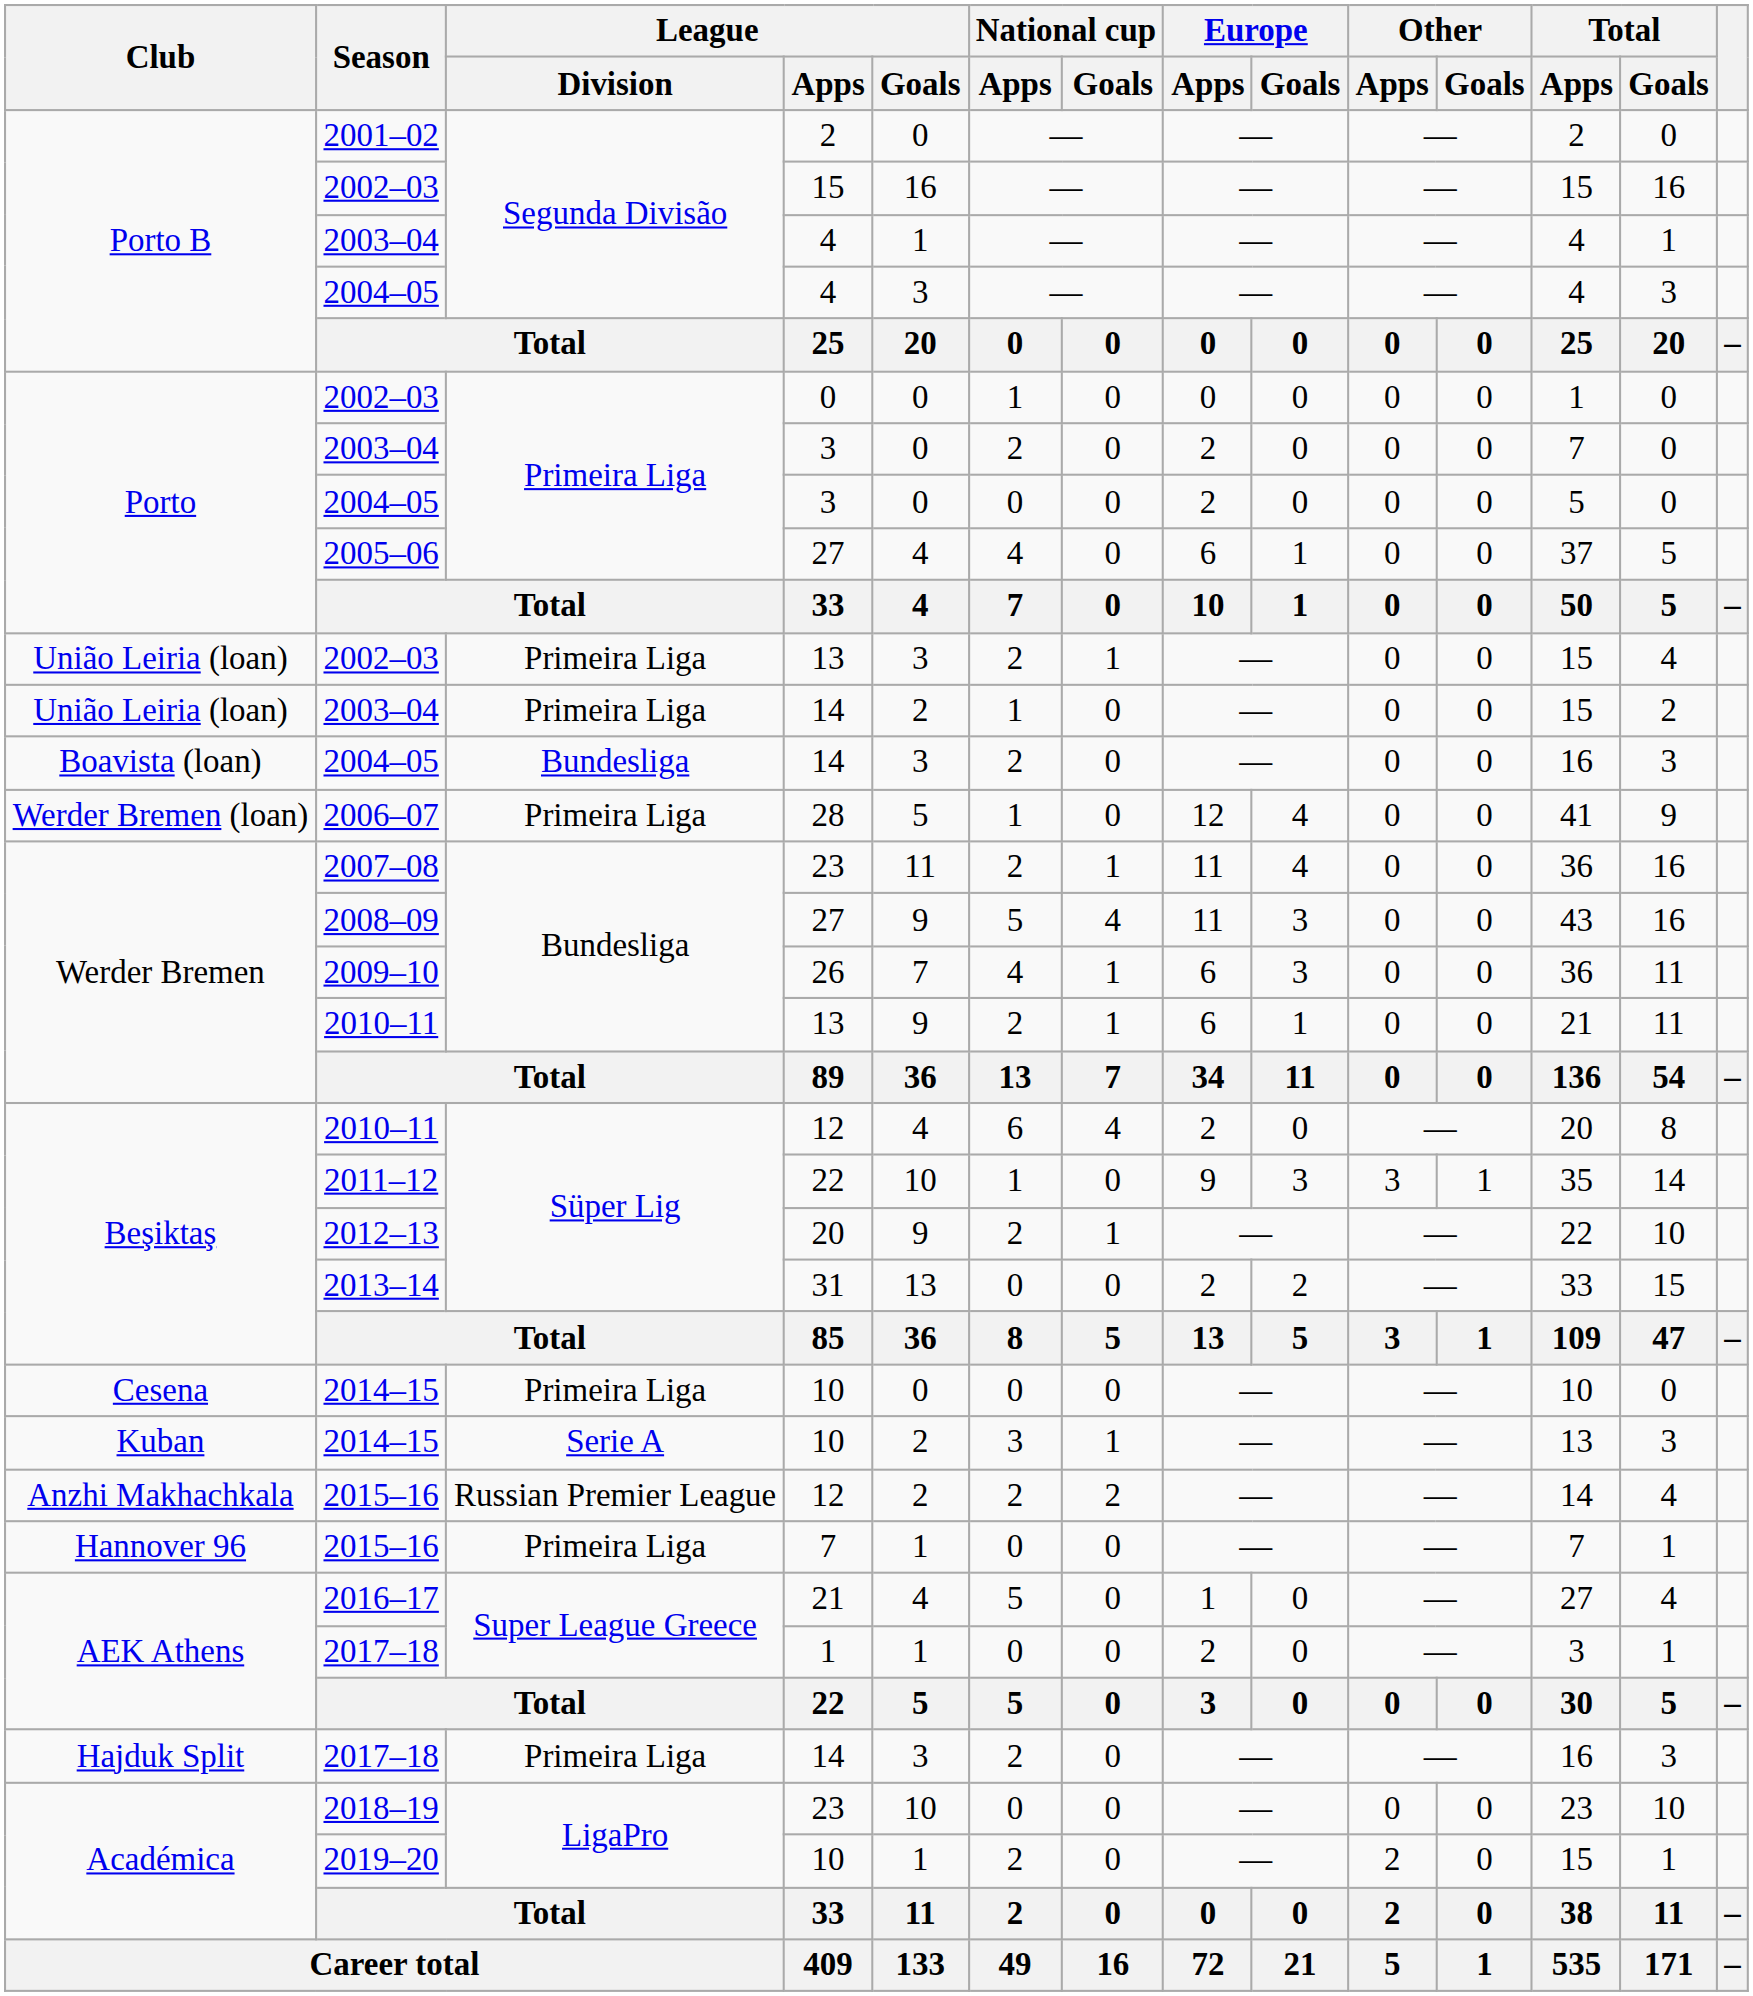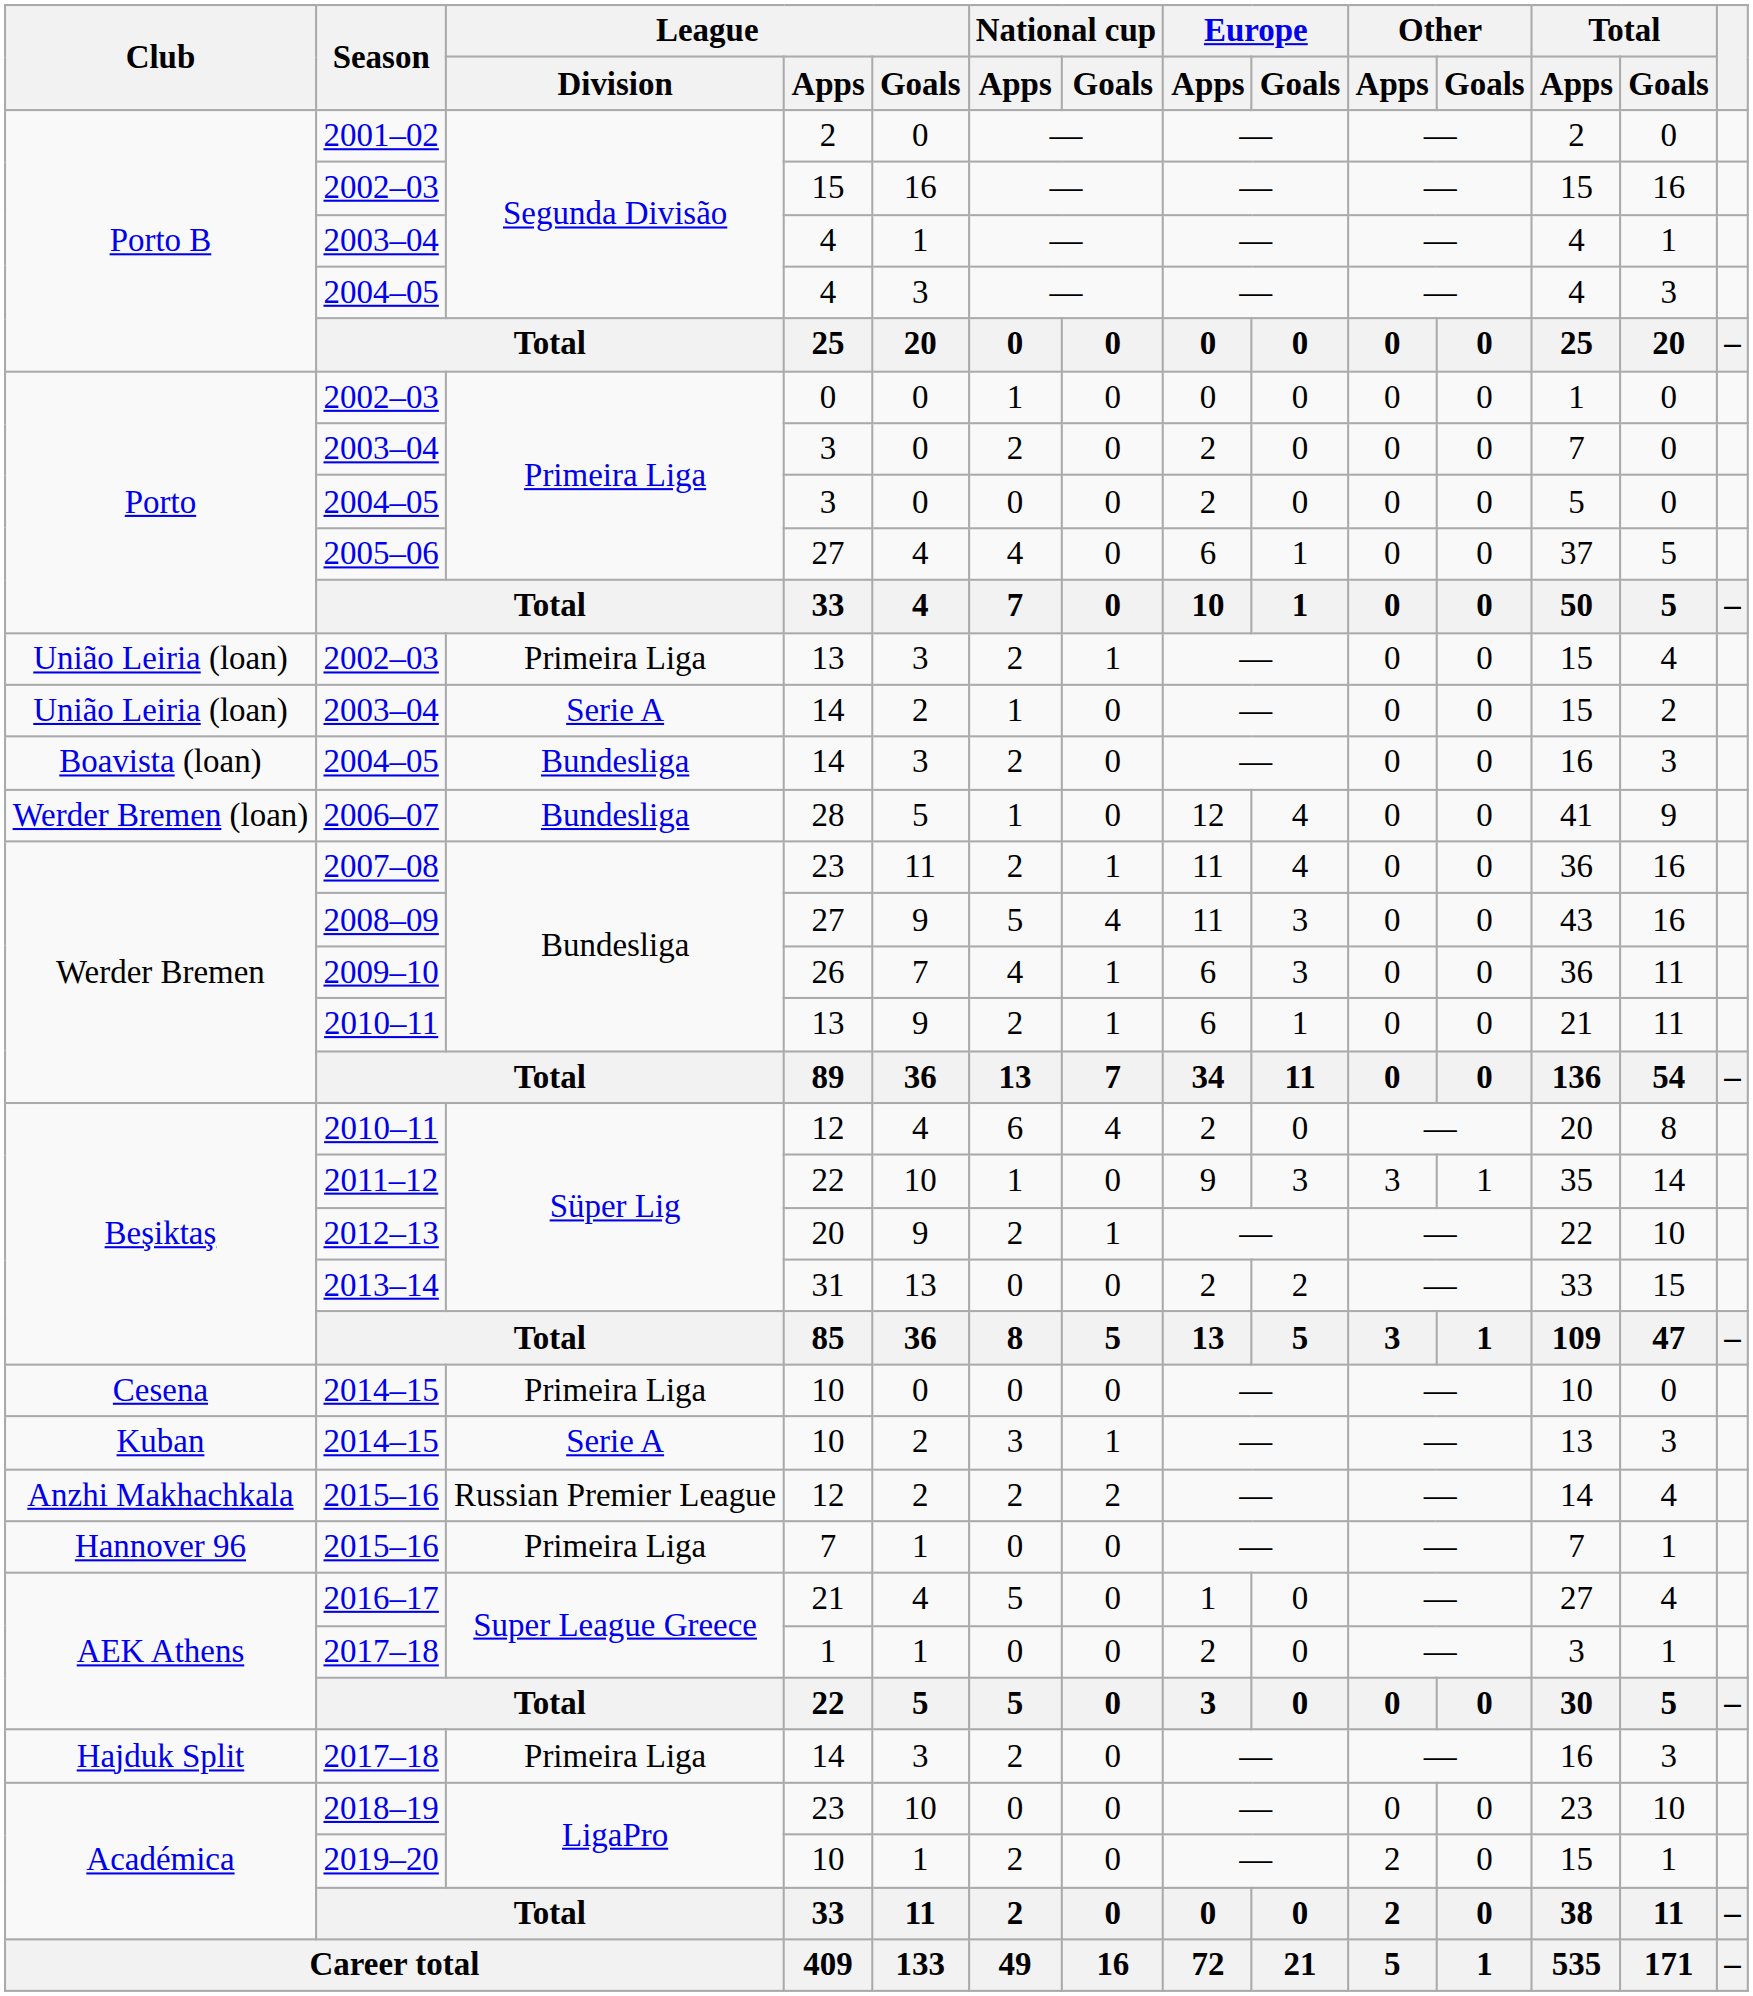(615, 710) Primeira Liga -> (615, 710) Serie A
(615, 814) Primeira Liga -> (615, 814) Bundesliga
